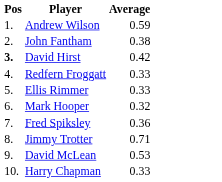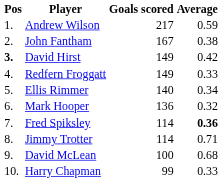+ column: (141, 9)
(140, 90) 0.33 -> (207, 90) 0.34
(140, 122) normal -> (207, 122) bold
(140, 155) 0.53 -> (207, 155) 0.68
